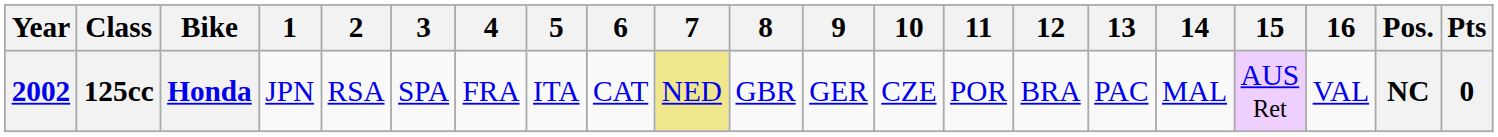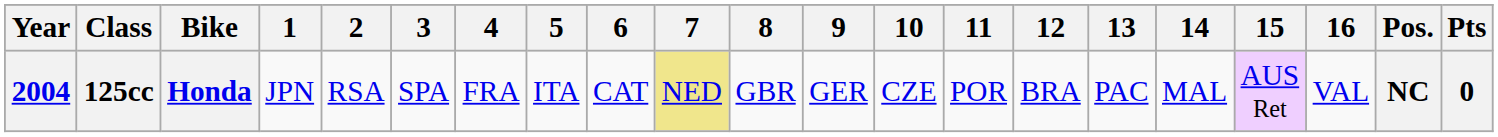(41, 90) 2002 -> (41, 90) 2004
